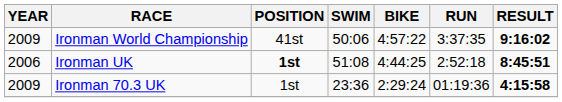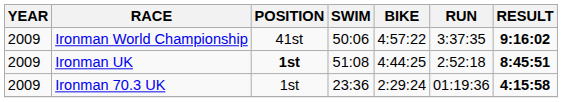(24, 62) 2006 -> (24, 62) 2009
